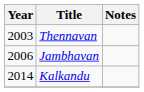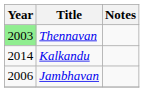(20, 35) no background -> (20, 35) lightgreen background
rows swapped: (69, 55) <-> (64, 76)
